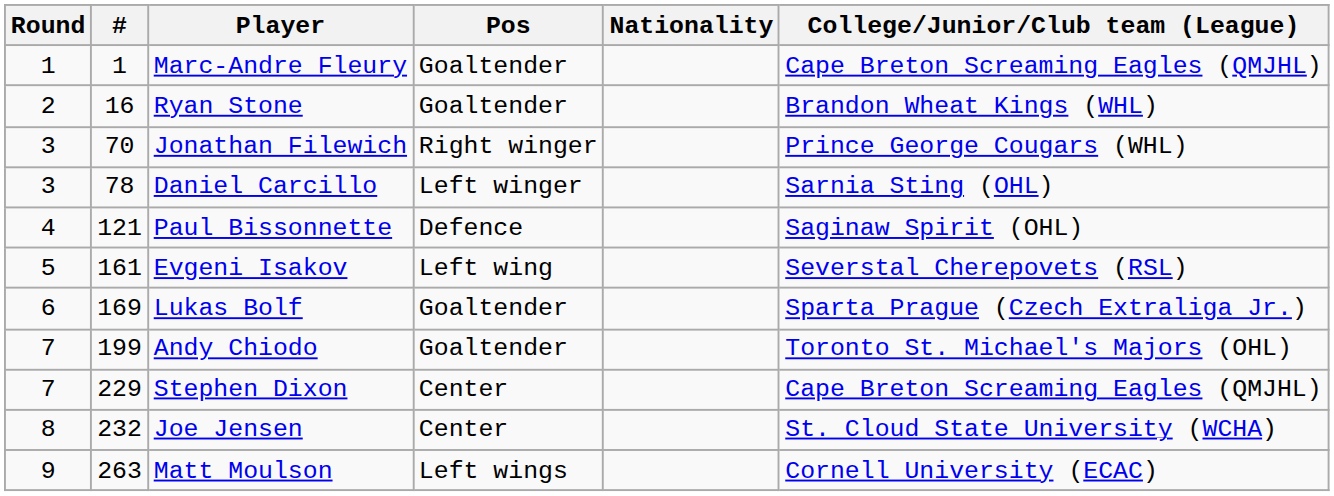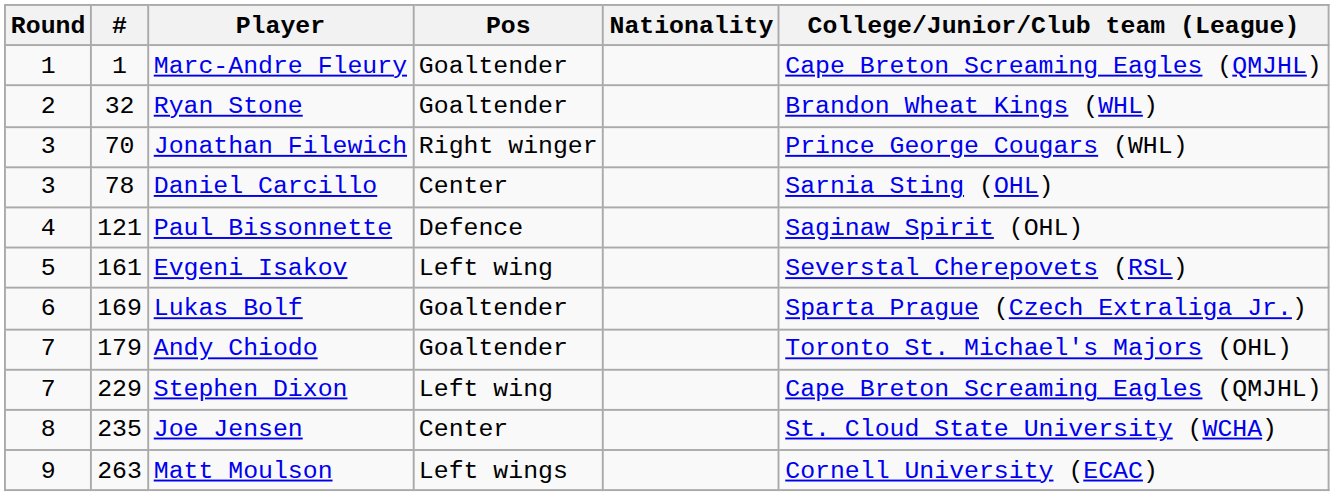(120, 106) 16 -> (120, 106) 32
(501, 187) Left winger -> (464, 187) Center
(120, 349) 199 -> (120, 349) 179
(464, 389) Center -> (486, 389) Left wing
(120, 430) 232 -> (120, 430) 235
